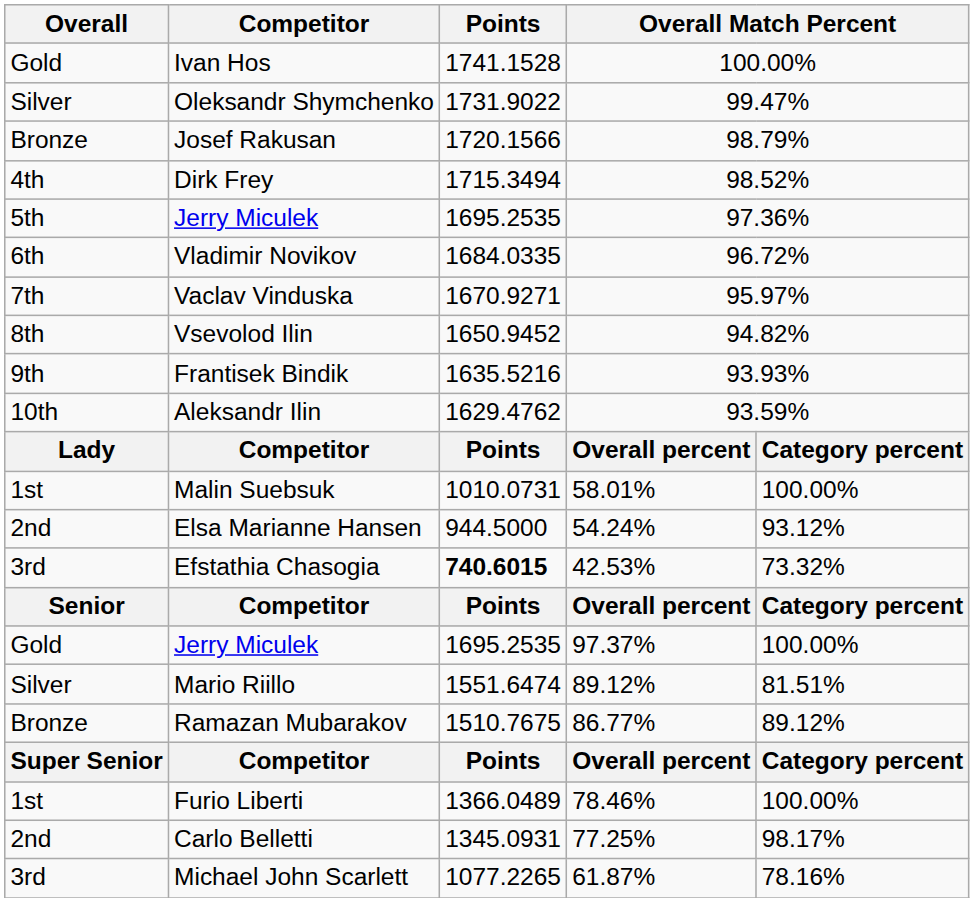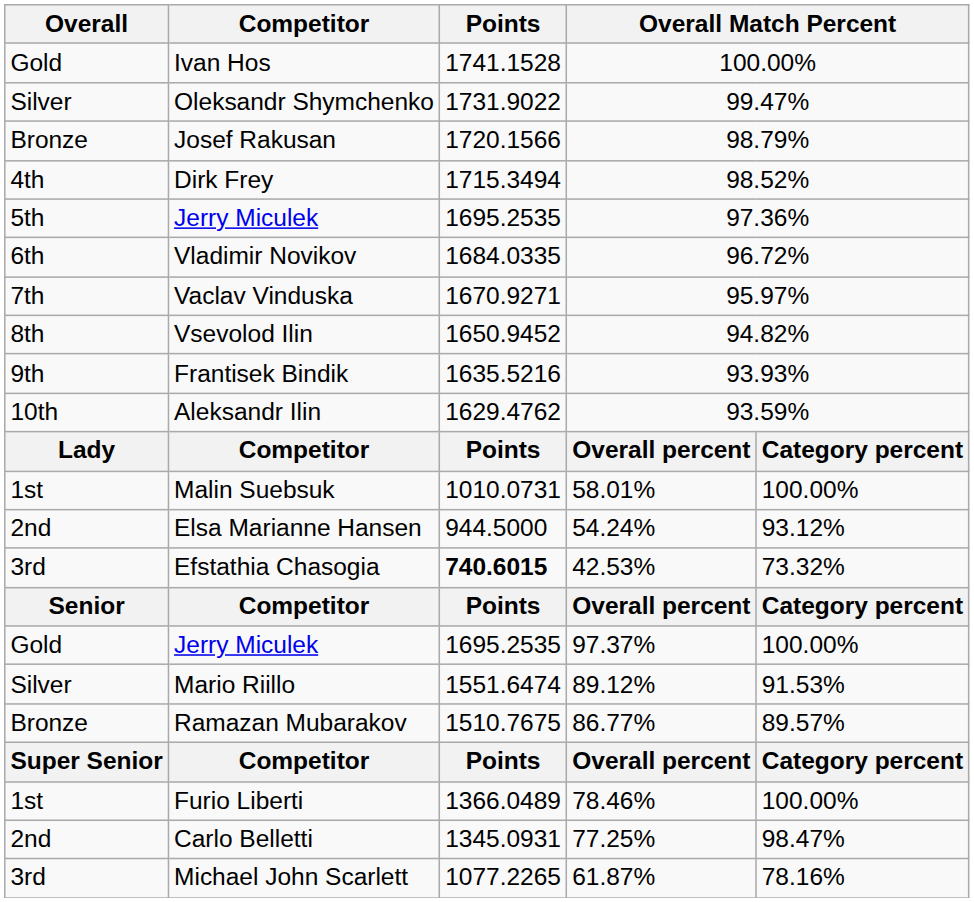(803, 683) 81.51% -> (803, 683) 91.53%
(803, 722) 89.12% -> (803, 722) 89.57%
(803, 839) 98.17% -> (803, 839) 98.47%
